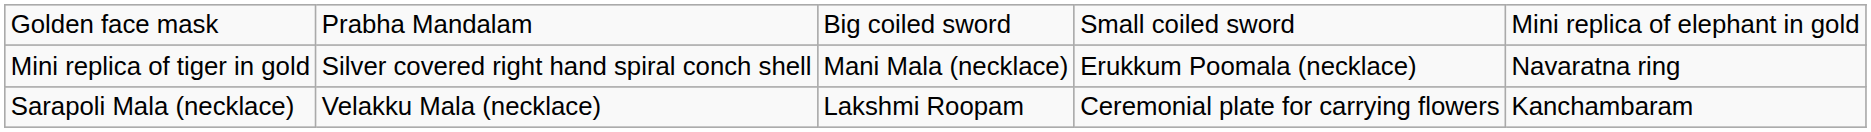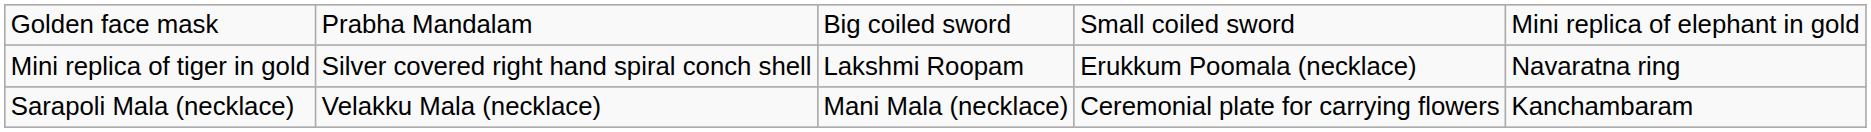(946, 65) Mani Mala (necklace) -> (924, 65) Lakshmi Roopam
(924, 106) Lakshmi Roopam -> (946, 106) Mani Mala (necklace)
